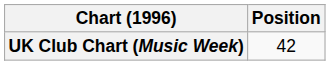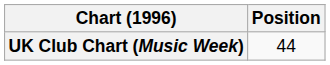(286, 45) 42 -> (286, 45) 44
